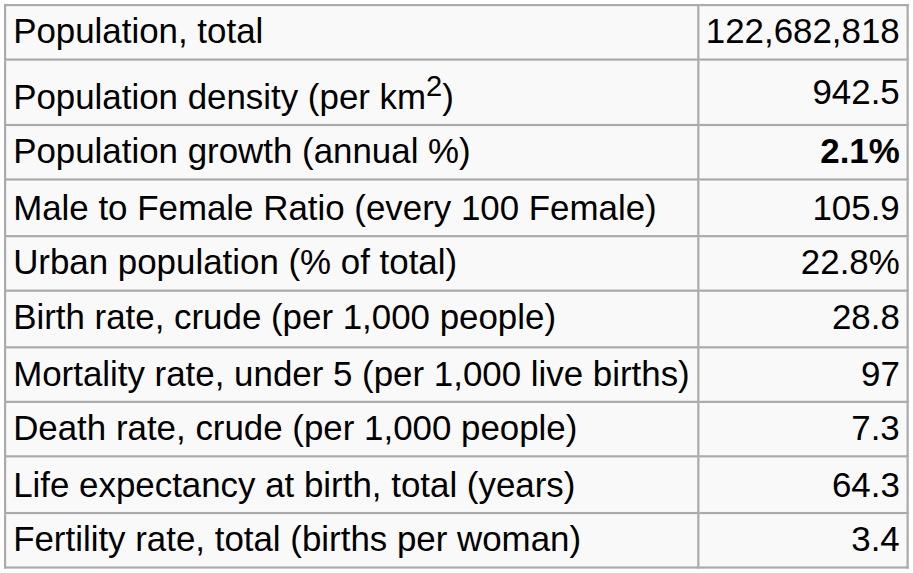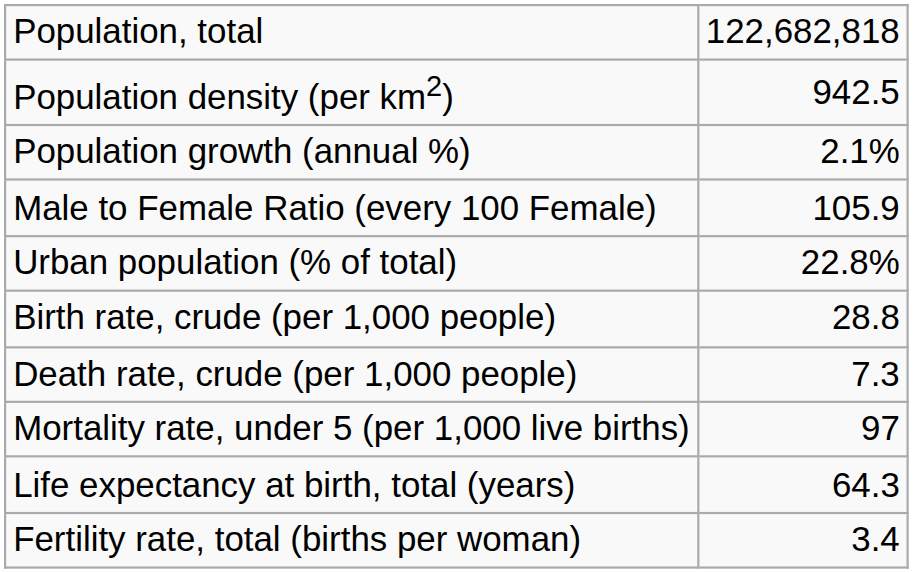(860, 152) bold -> (860, 152) normal
rows swapped: (295, 428) <-> (351, 373)
